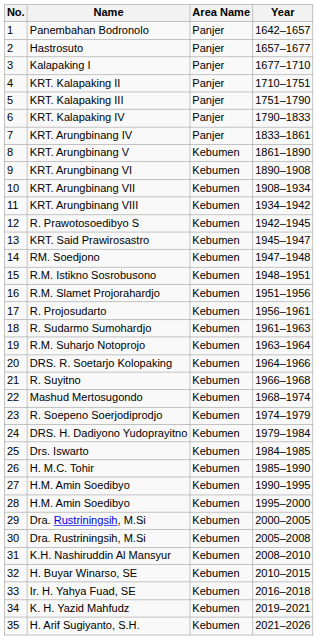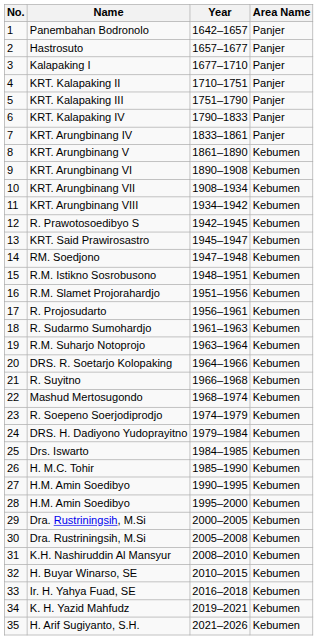columns swapped: (283, 13) <-> (221, 13)
